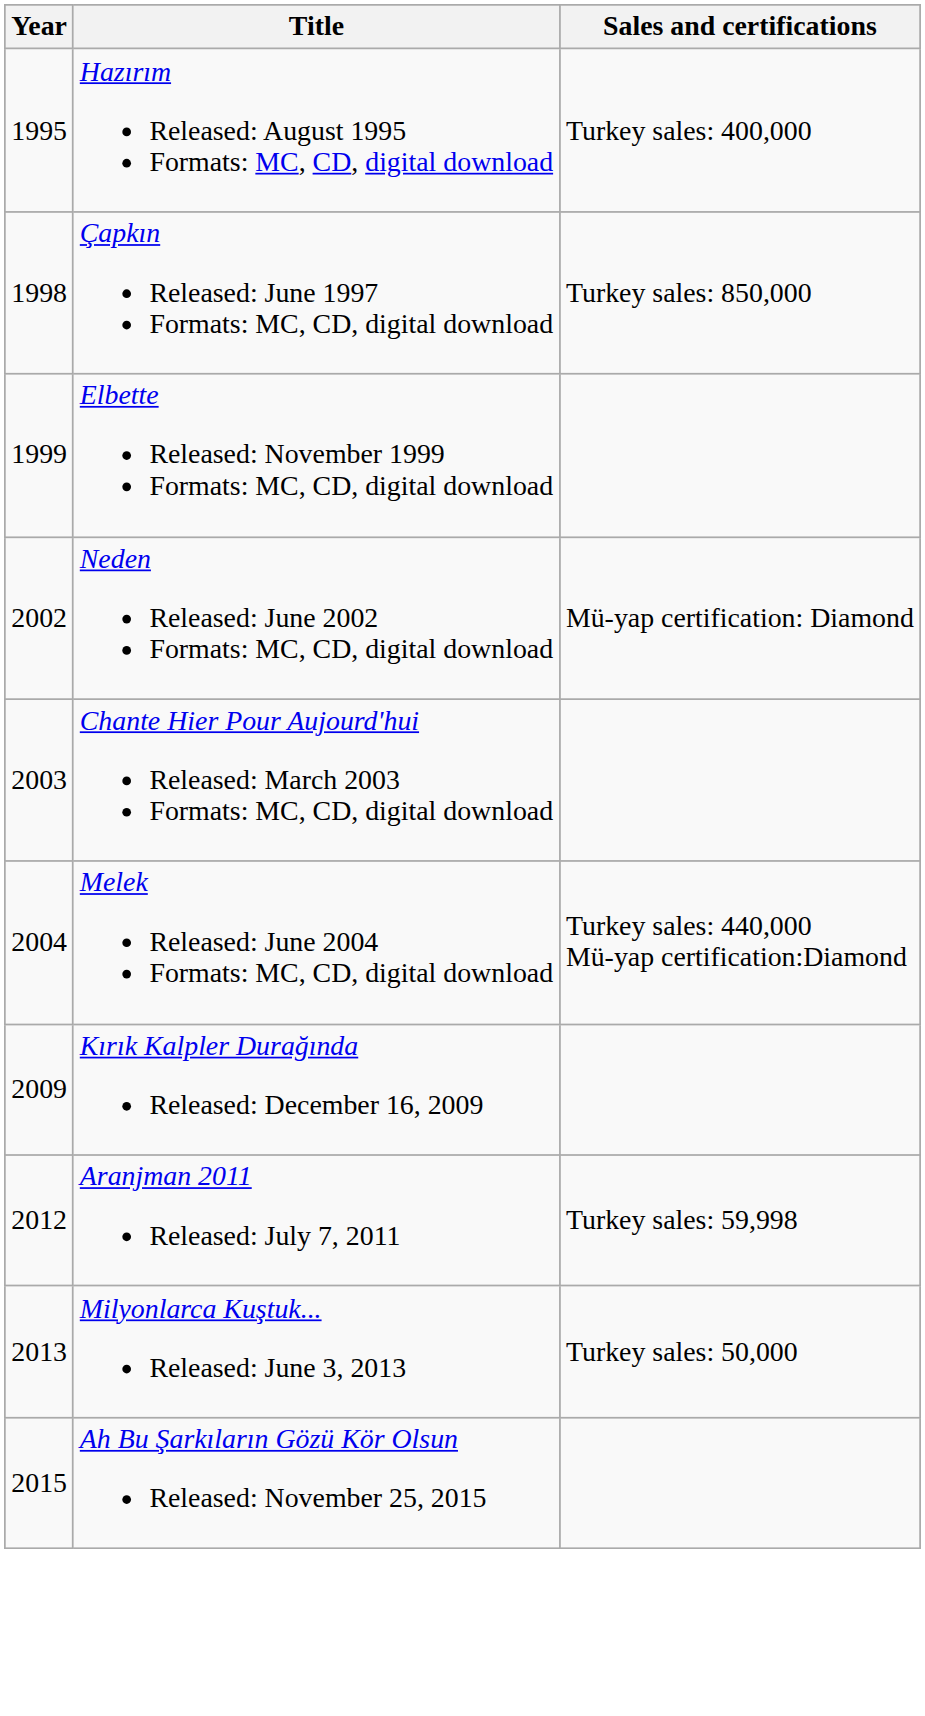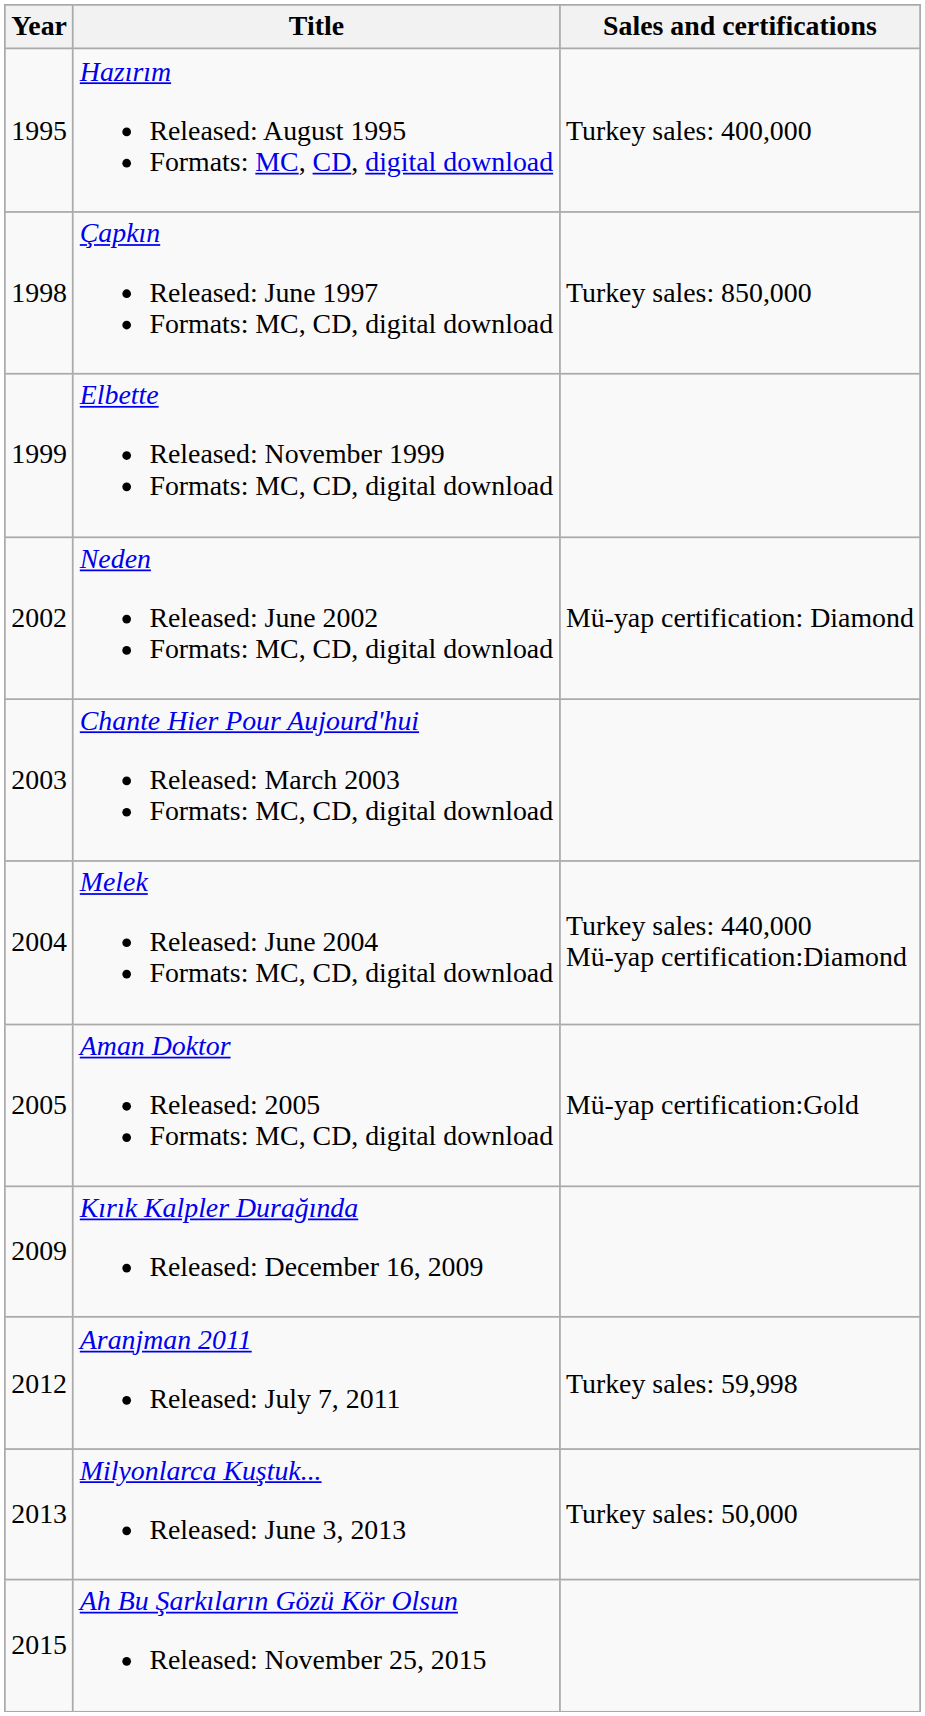+ row: (316, 1091)
